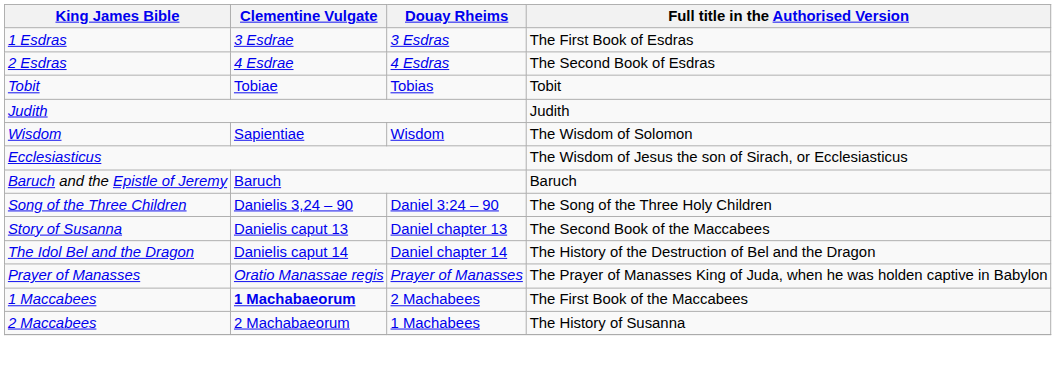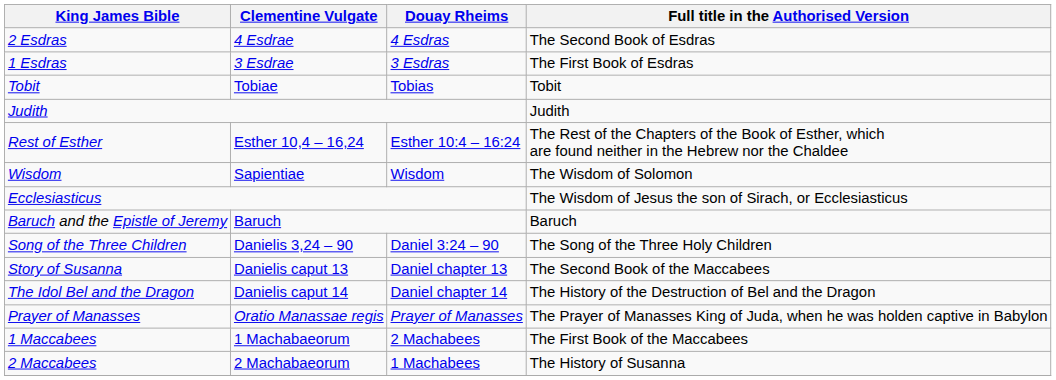rows swapped: (37, 39) <-> (37, 63)
+ row: (55, 142)
(295, 299) bold -> (292, 339) normal
